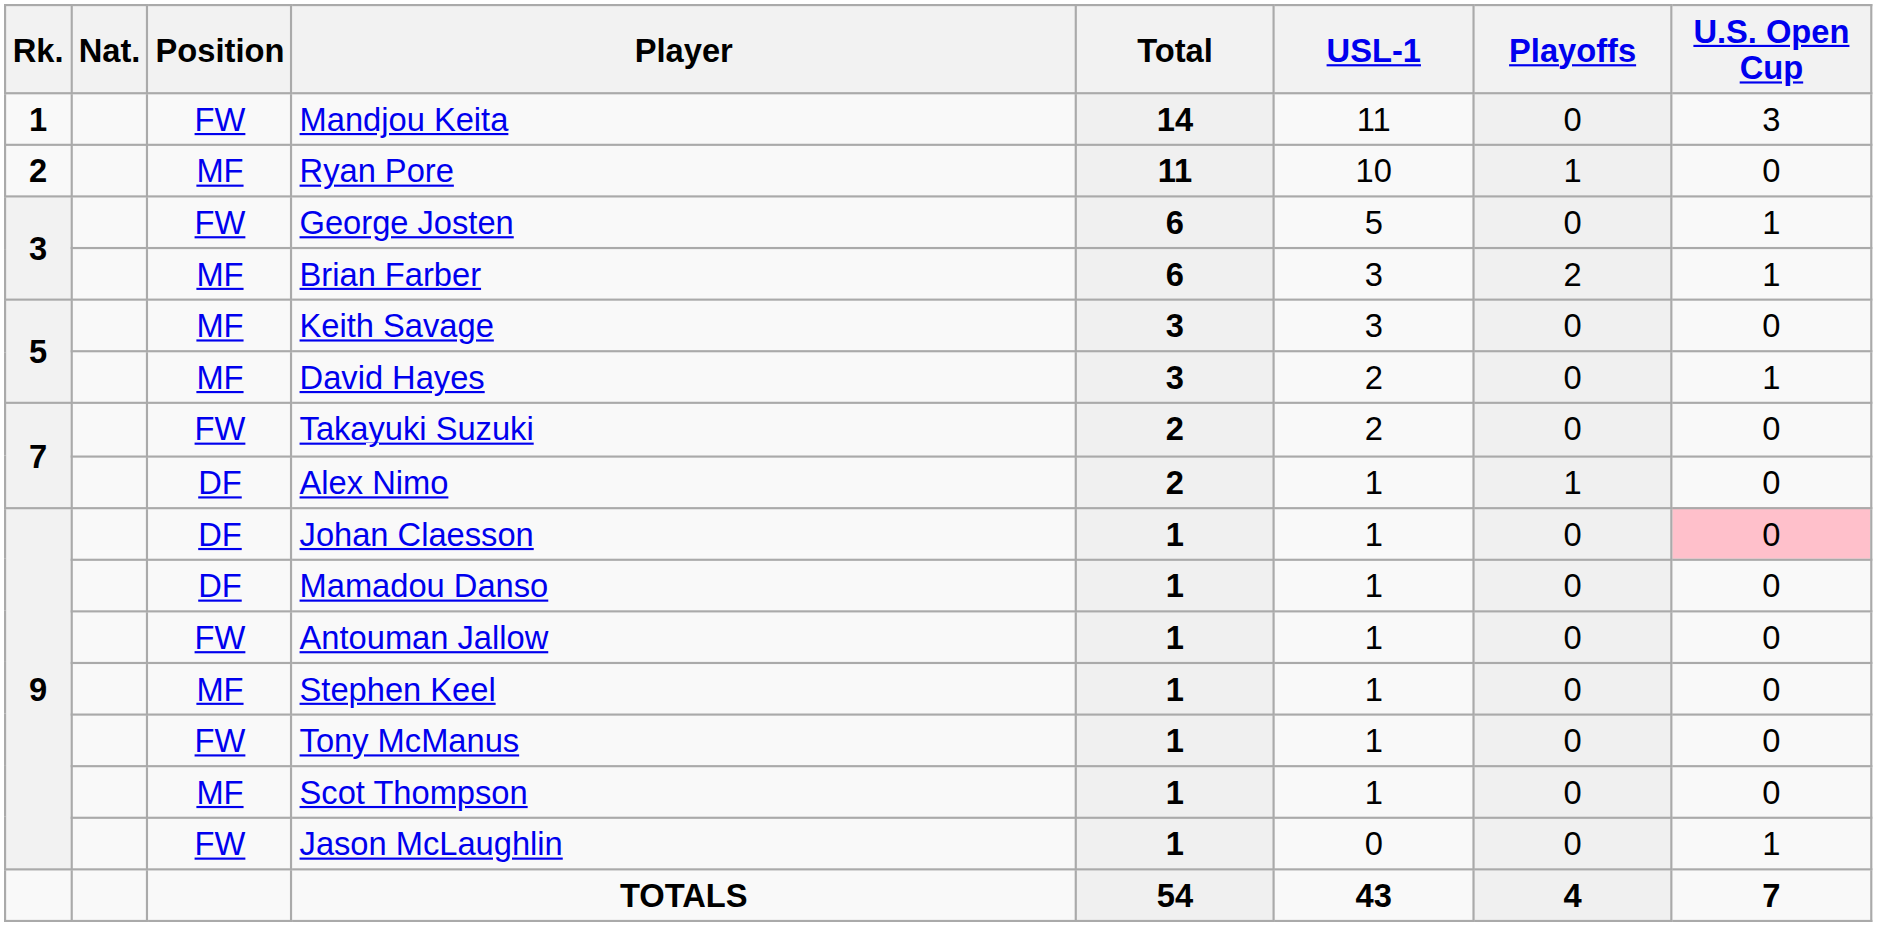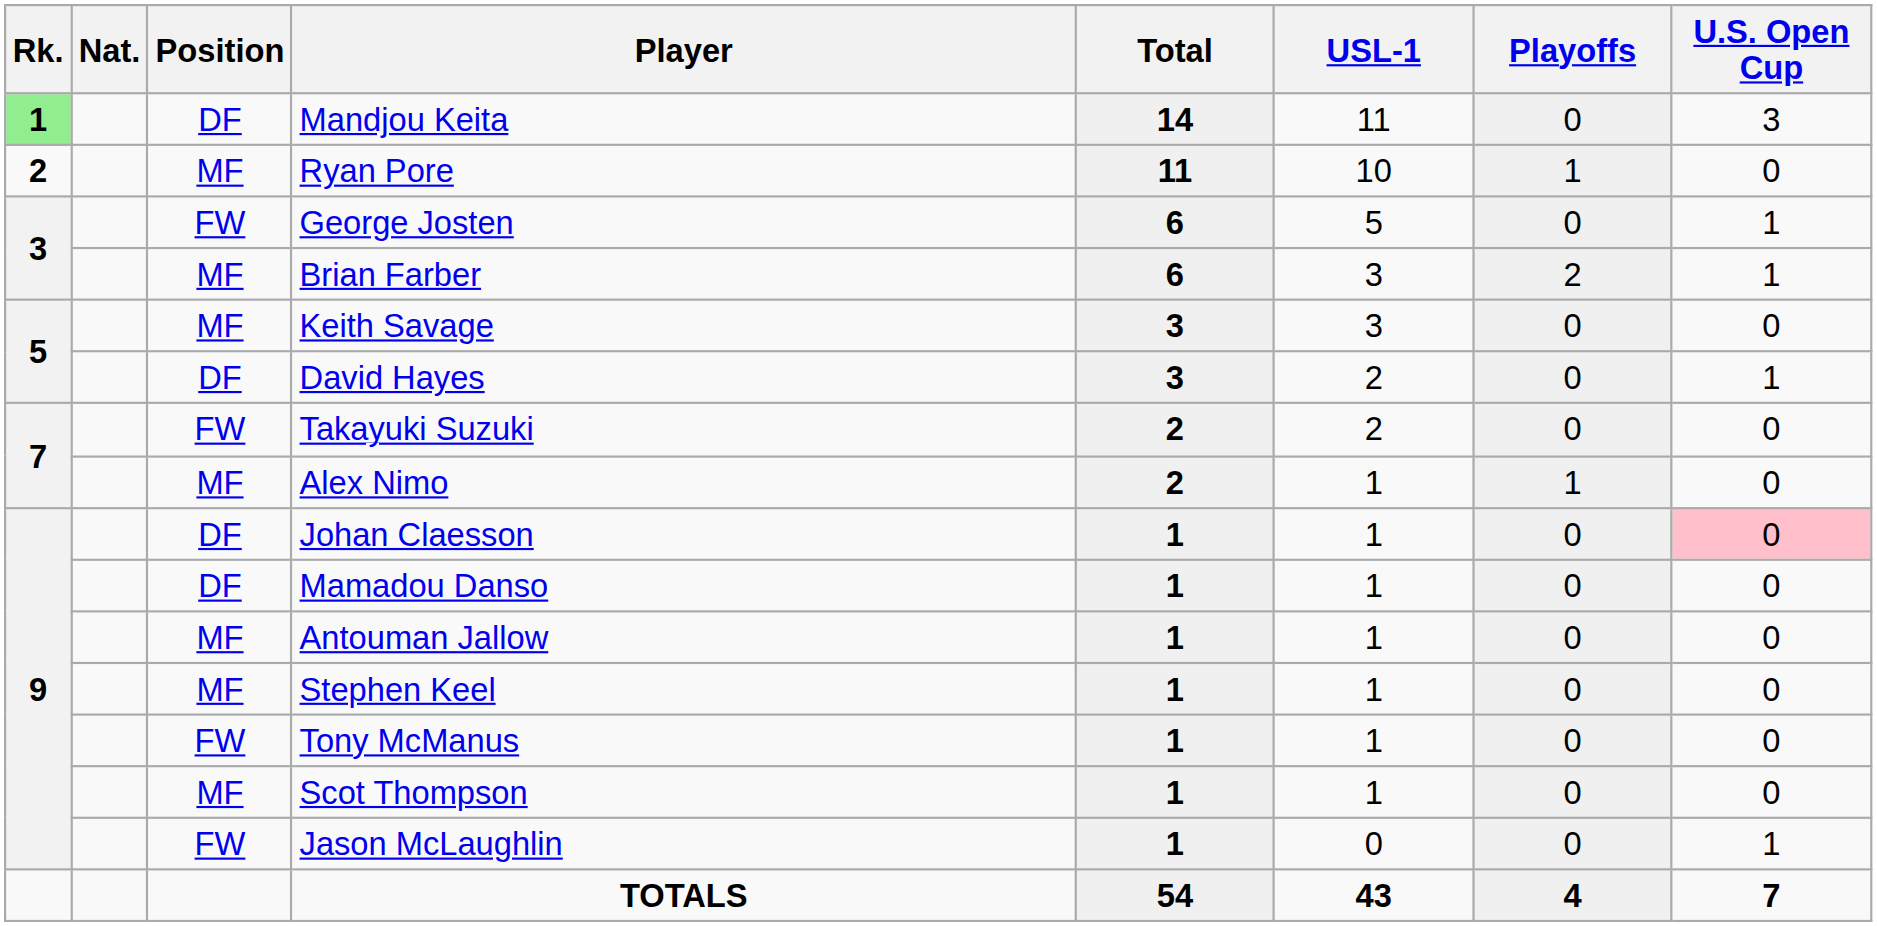(38, 119) no background -> (38, 119) lightgreen background
(220, 119) FW -> (220, 119) DF
(220, 378) MF -> (220, 378) DF
(220, 482) DF -> (220, 482) MF
(220, 637) FW -> (220, 637) MF
